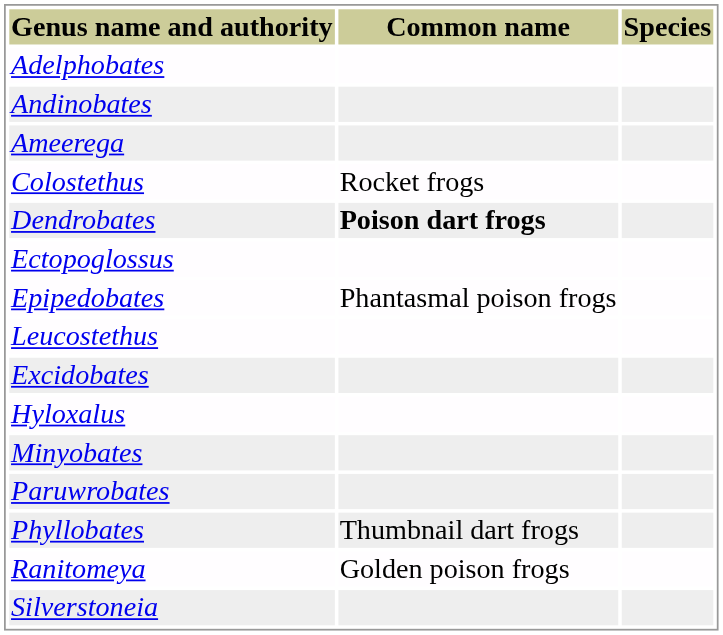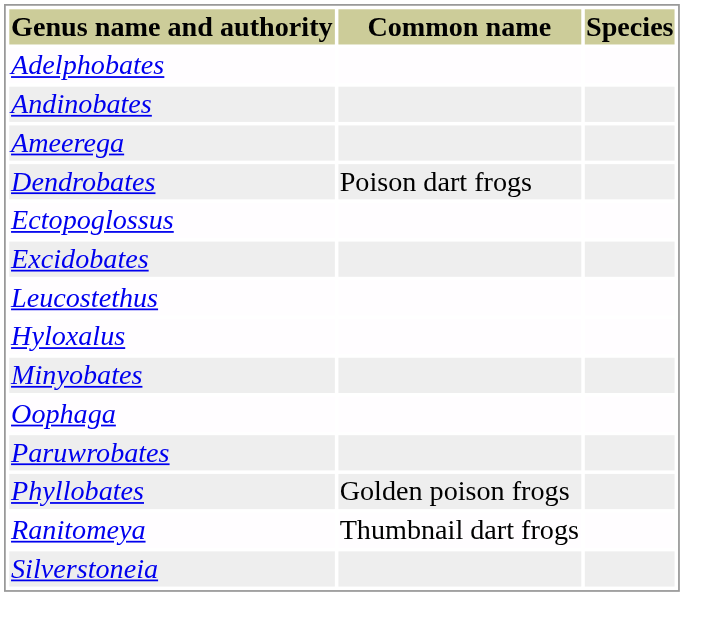- row: (78, 181)
(443, 220) bold -> (436, 181) normal
- row: (88, 297)
rows swapped: (80, 374) <-> (85, 336)
+ row: (63, 413)
(459, 529) Thumbnail dart frogs -> (455, 491) Golden poison frogs
(455, 568) Golden poison frogs -> (459, 529) Thumbnail dart frogs
